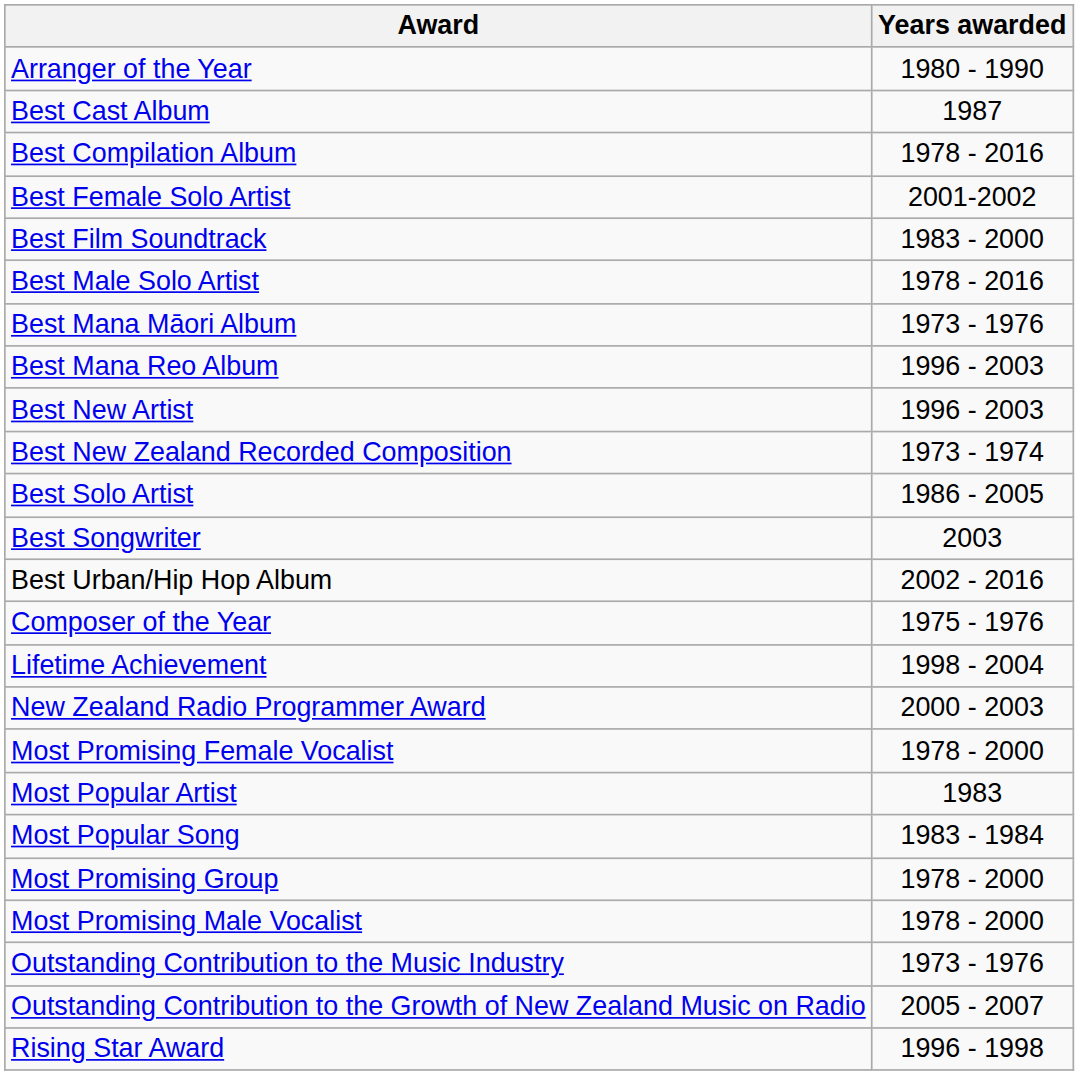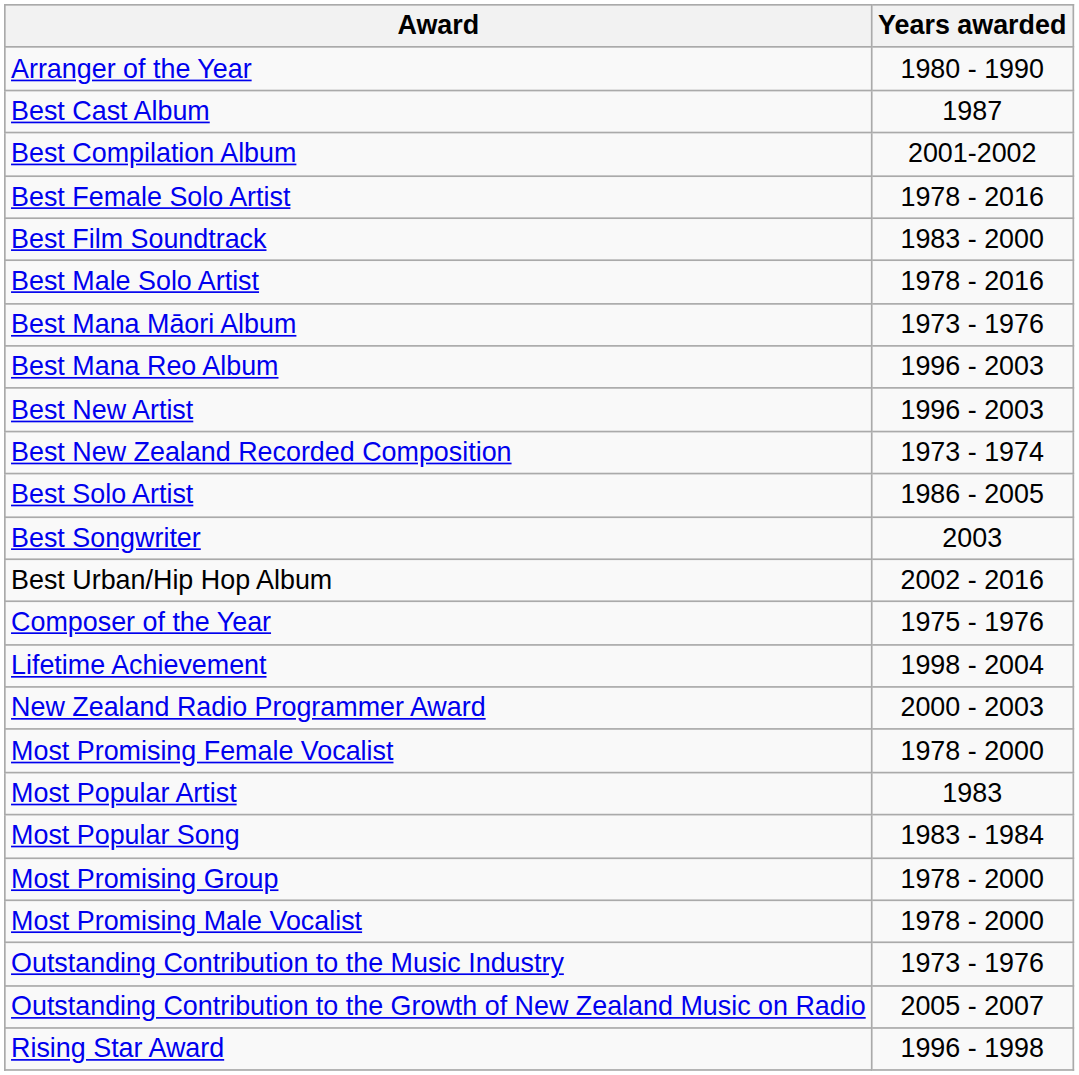(972, 153) 1978 - 2016 -> (972, 153) 2001-2002
(972, 196) 2001-2002 -> (972, 196) 1978 - 2016
